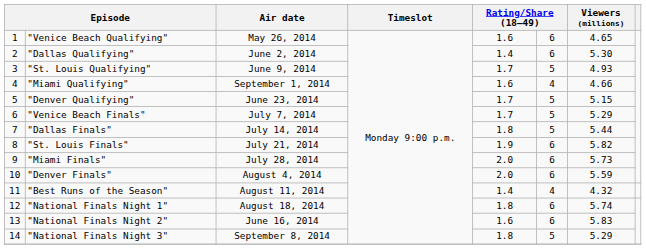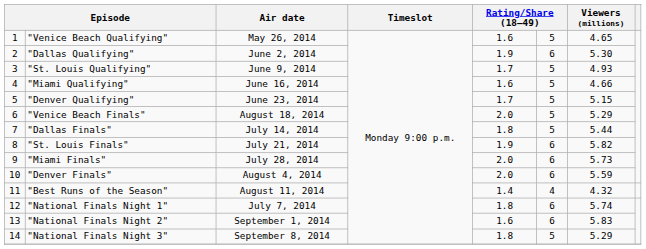(552, 38) 6 -> (552, 38) 5
(505, 53) 1.4 -> (505, 53) 1.9
(282, 84) September 1, 2014 -> (282, 84) June 16, 2014
(552, 84) 4 -> (552, 84) 5
(282, 114) July 7, 2014 -> (282, 114) August 18, 2014
(505, 114) 1.7 -> (505, 114) 2.0
(282, 206) August 18, 2014 -> (282, 206) July 7, 2014
(282, 221) June 16, 2014 -> (282, 221) September 1, 2014
